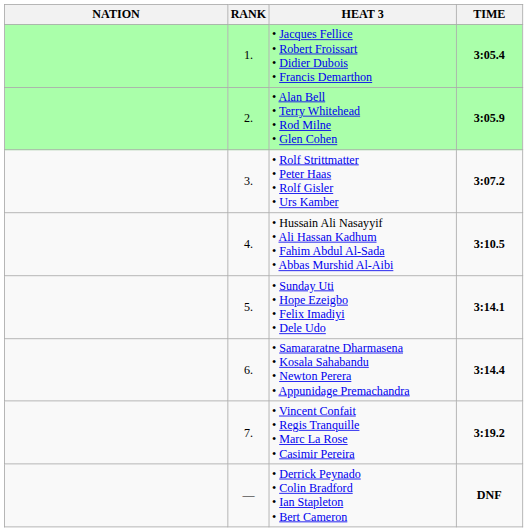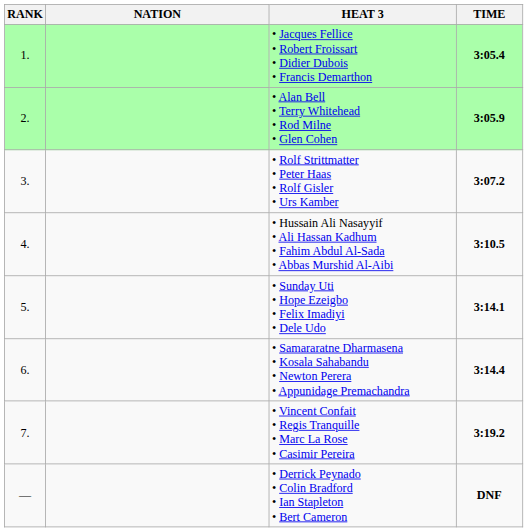columns swapped: (248, 14) <-> (116, 14)
